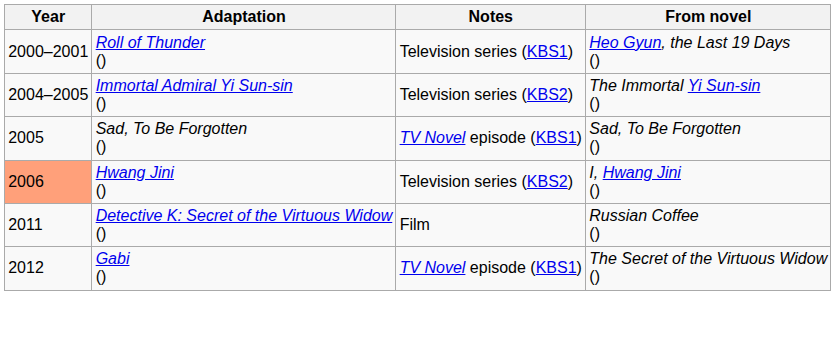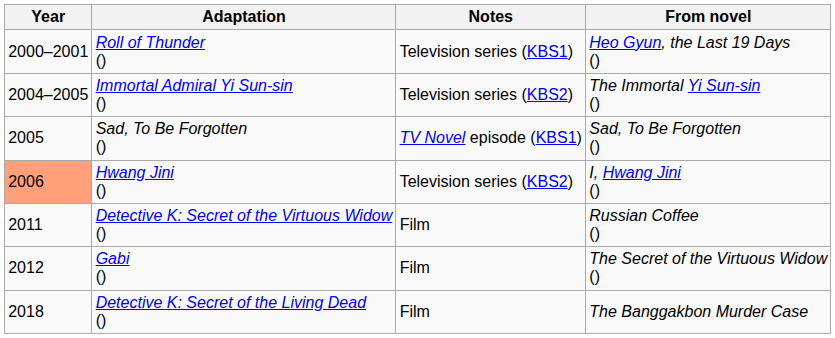(491, 268) TV Novel episode (KBS1) -> (415, 268) Film
+ row: (231, 311)
